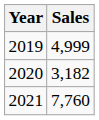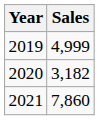(70, 100) 7,760 -> (70, 100) 7,860
